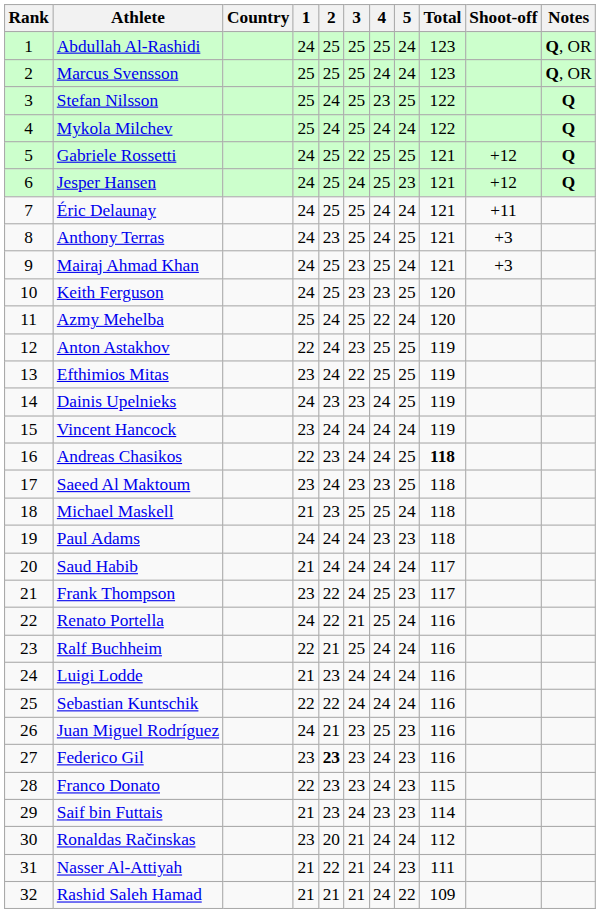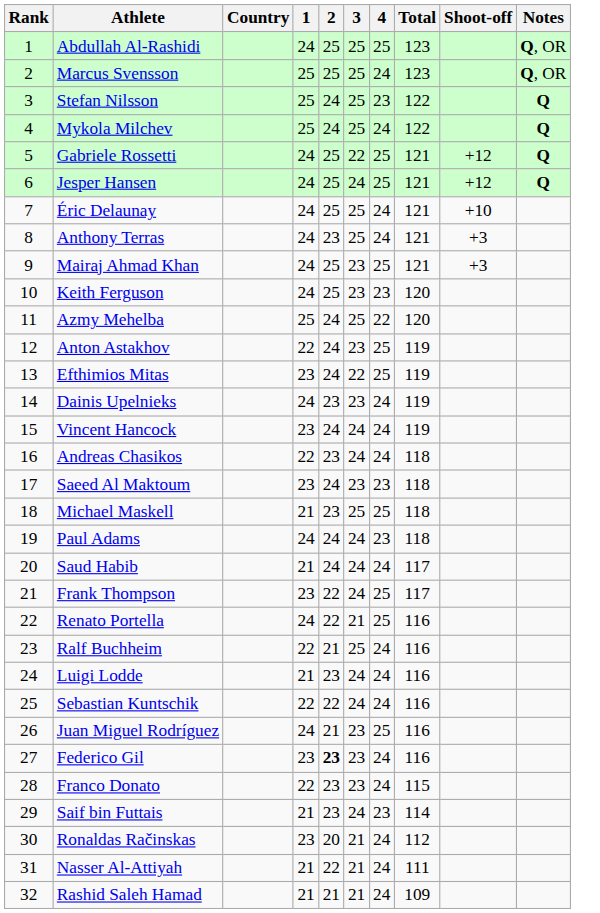- column: (407, 18)
(503, 210) +11 -> (478, 210) +10
(442, 456) bold -> (417, 456) normal
